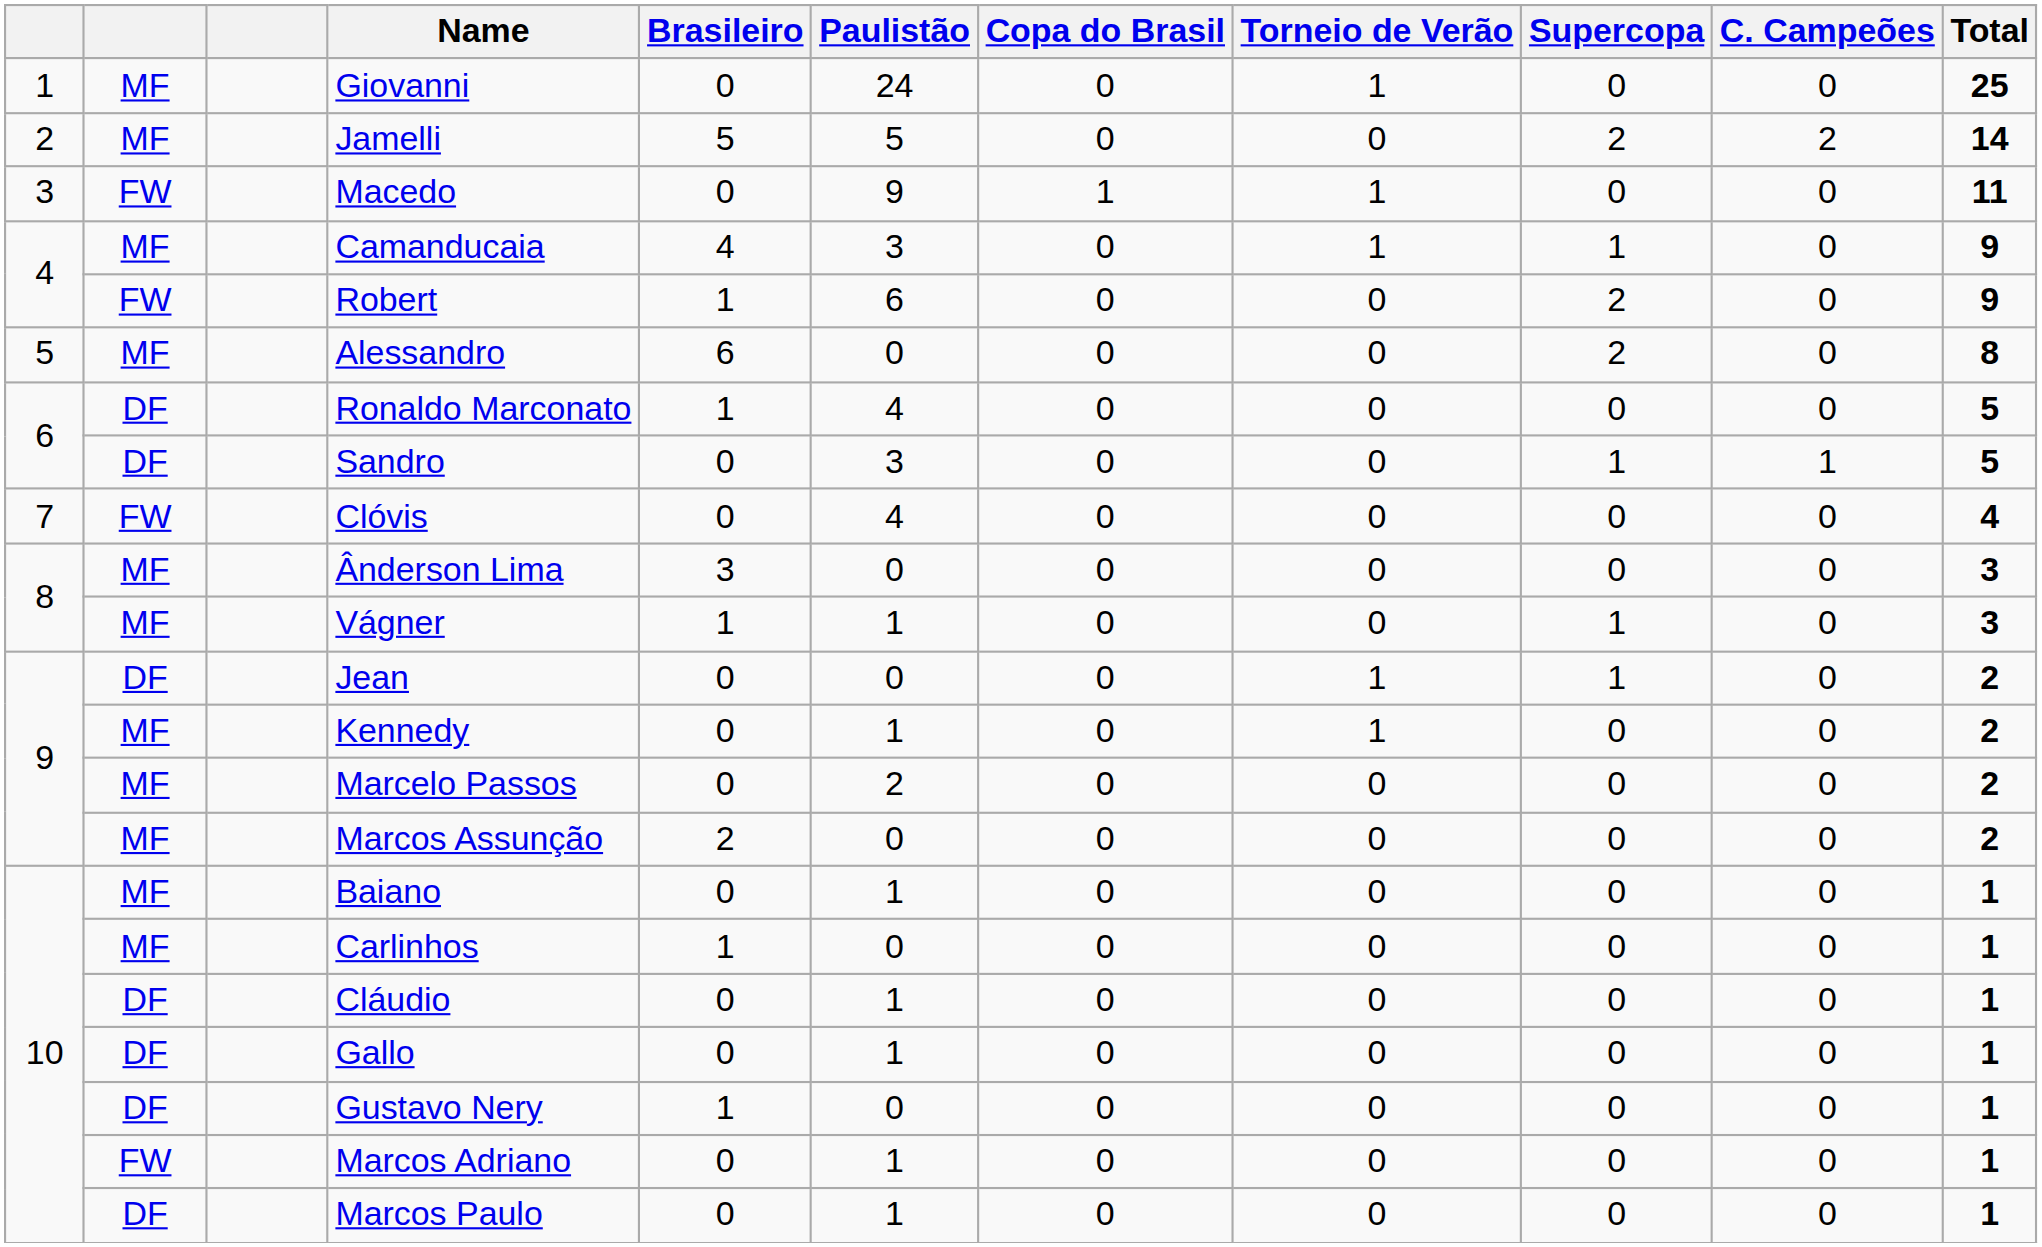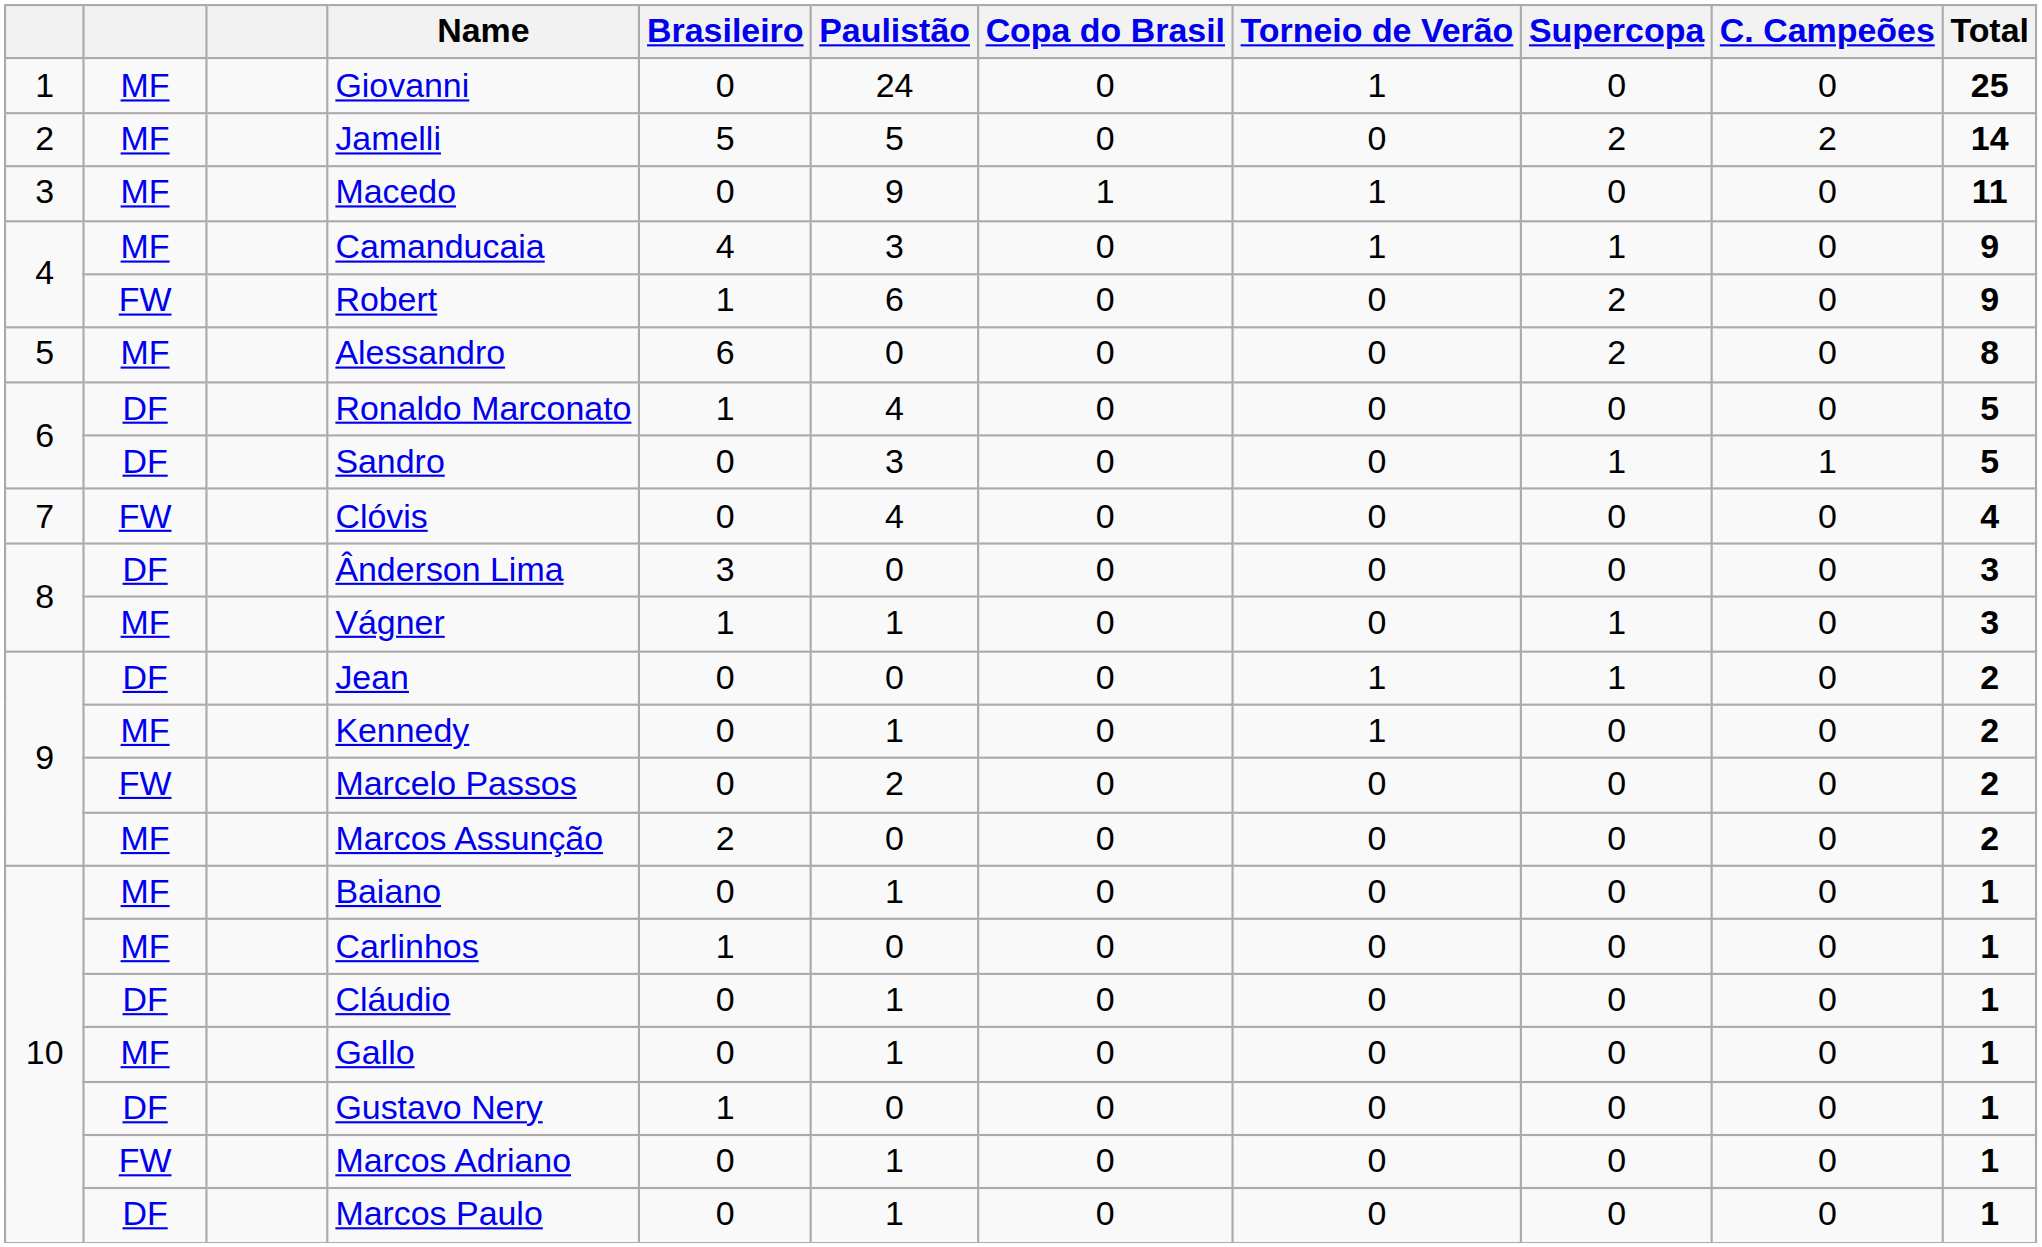(145, 192) FW -> (145, 192) MF
(145, 569) MF -> (145, 569) DF
(145, 784) MF -> (145, 784) FW
(145, 1053) DF -> (145, 1053) MF
